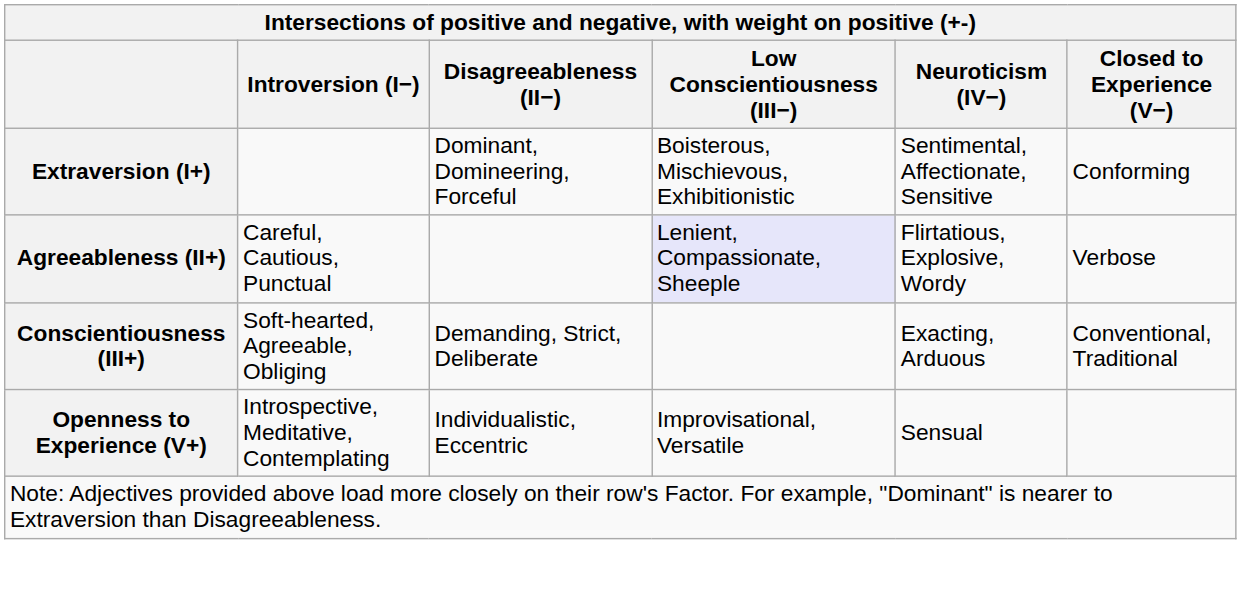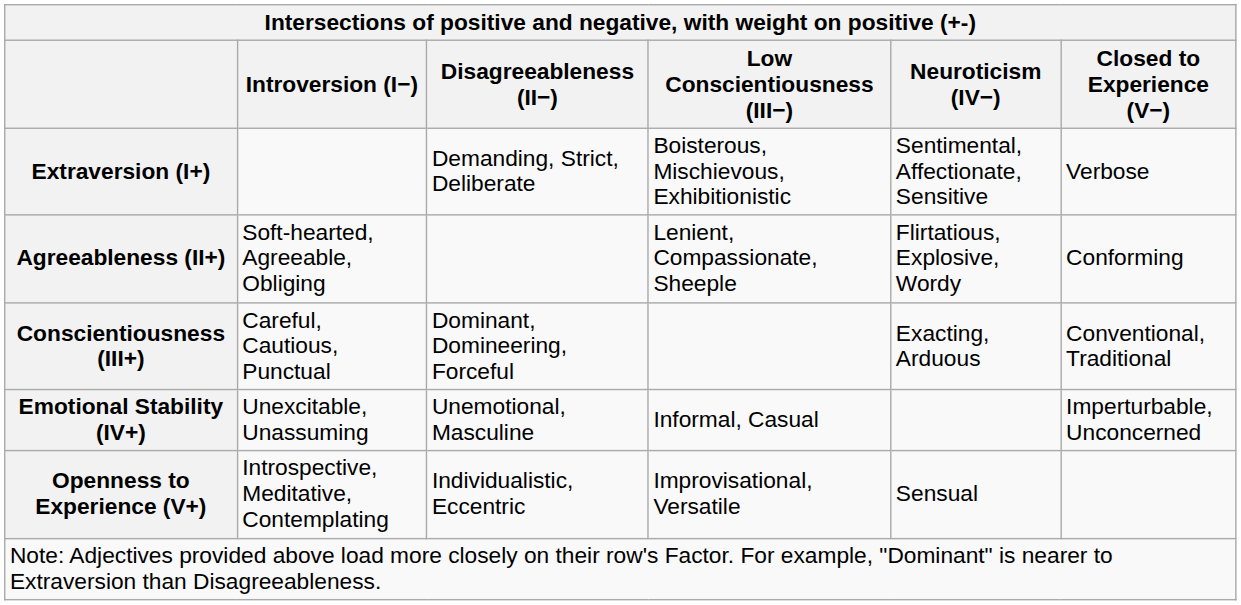(502, 171) Dominant, Domineering, Forceful -> (525, 171) Demanding, Strict, Deliberate
(1131, 171) Conforming -> (1108, 171) Verbose
(291, 258) Careful, Cautious, Punctual -> (308, 258) Soft-hearted, Agreeable, Obliging
(739, 258) lavender background -> (735, 258) no background
(1114, 258) Verbose -> (1125, 258) Conforming
(309, 345) Soft-hearted, Agreeable, Obliging -> (290, 345) Careful, Cautious, Punctual
(528, 345) Demanding, Strict, Deliberate -> (499, 345) Dominant, Domineering, Forceful
+ row: (121, 419)
